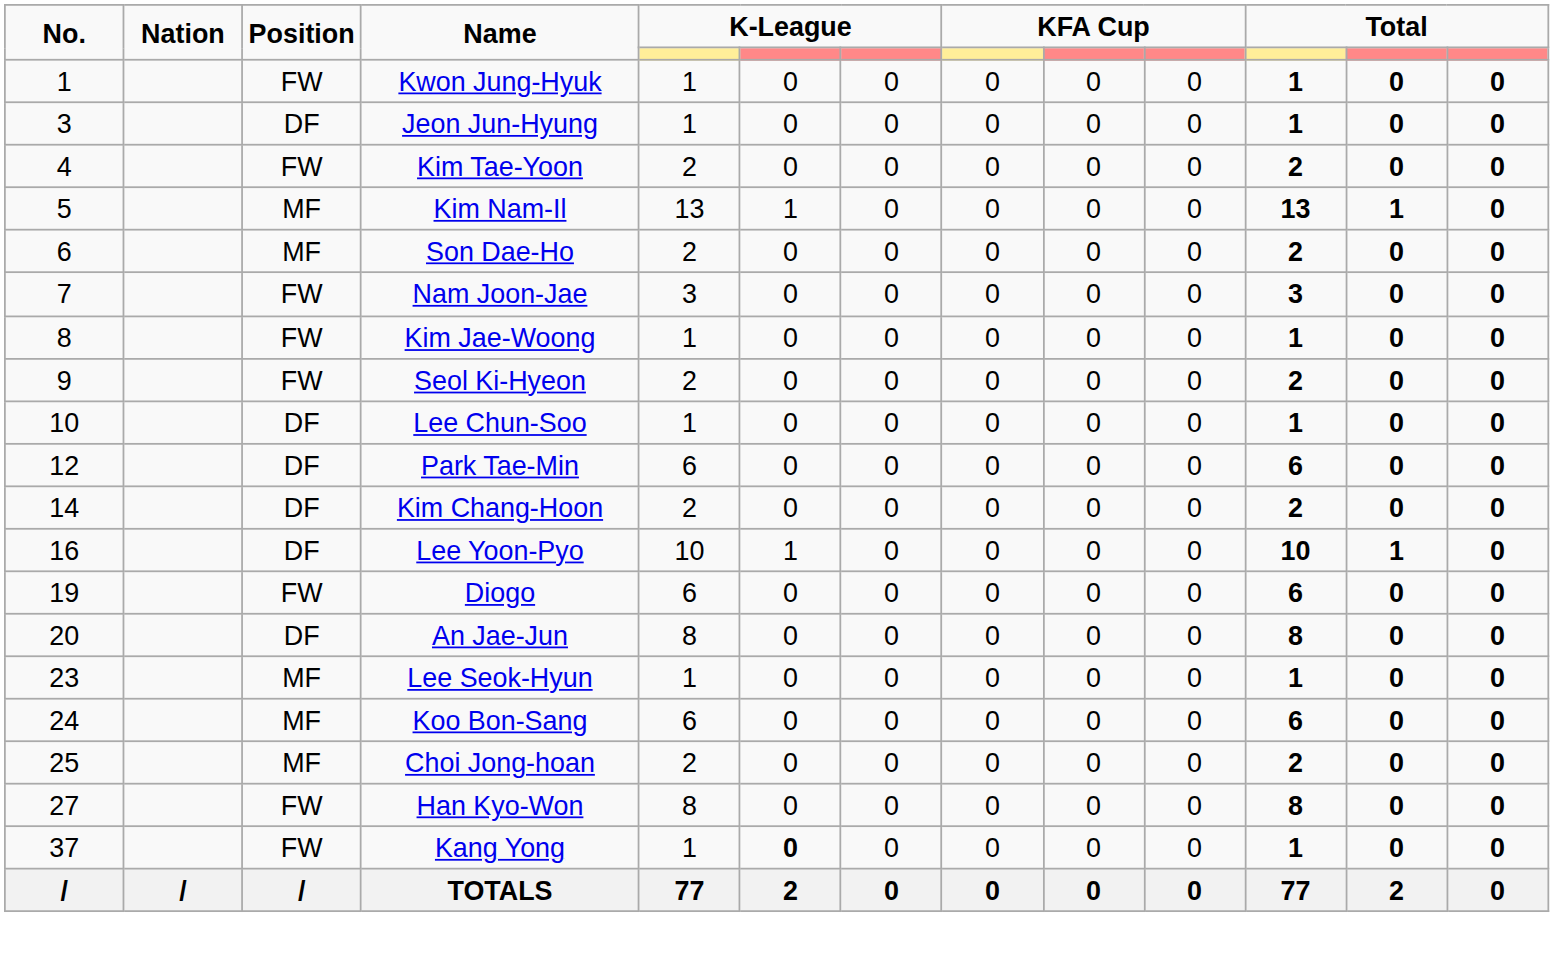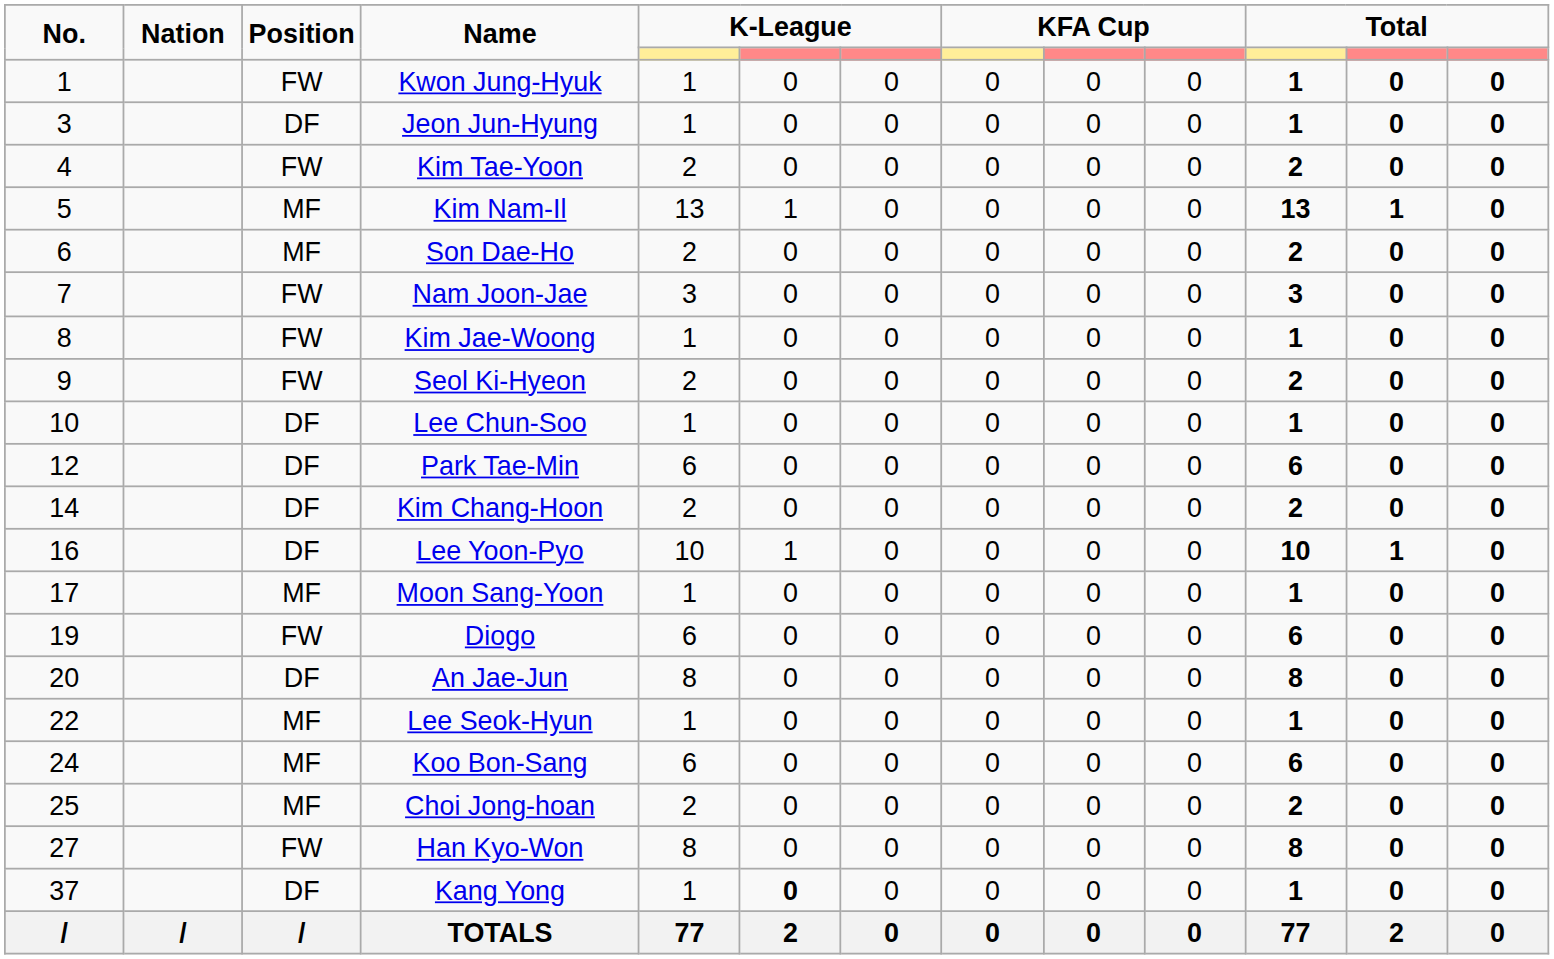+ row: (500, 593)
(64, 678) 23 -> (64, 720) 22
(302, 848) FW -> (302, 891) DF
